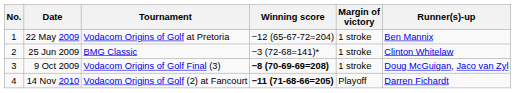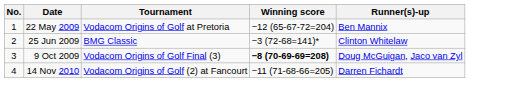- column: (359, 17)
(293, 81) bold -> (292, 71) normal
